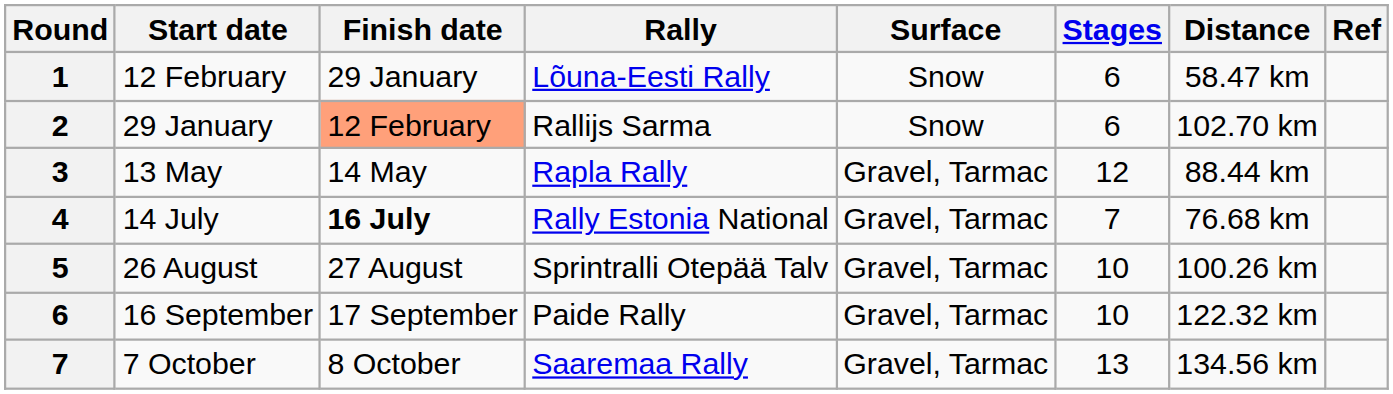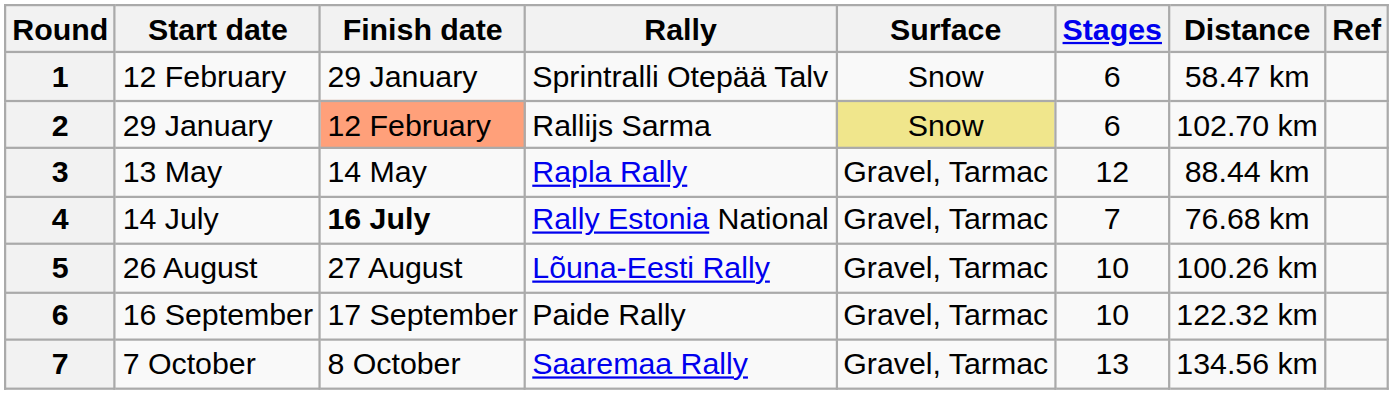(651, 76) Lõuna-Eesti Rally -> (680, 76) Sprintralli Otepää Talv
(946, 124) no background -> (946, 124) khaki background
(680, 268) Sprintralli Otepää Talv -> (651, 268) Lõuna-Eesti Rally
